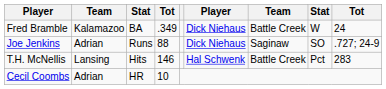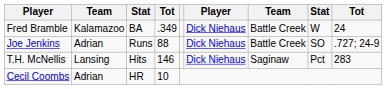(270, 44) Saginaw -> (278, 44) Battle Creek
(216, 60) Hal Schwenk -> (216, 60) Dick Niehaus
(278, 60) Battle Creek -> (270, 60) Saginaw
